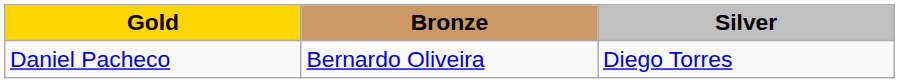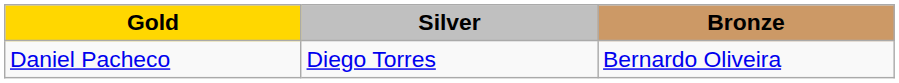columns swapped: (746, 22) <-> (450, 22)
